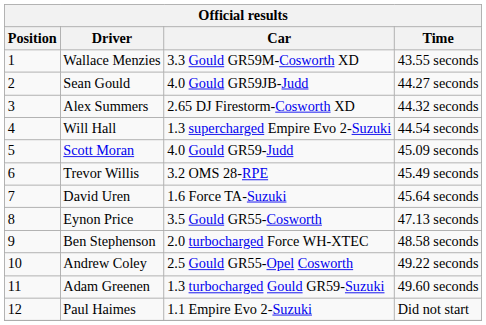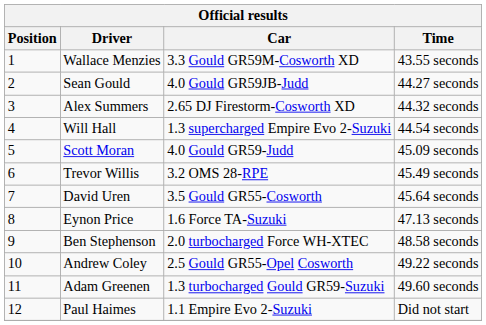(227, 196) 1.6 Force TA-Suzuki -> (245, 196) 3.5 Gould GR55-Cosworth
(245, 219) 3.5 Gould GR55-Cosworth -> (227, 219) 1.6 Force TA-Suzuki
